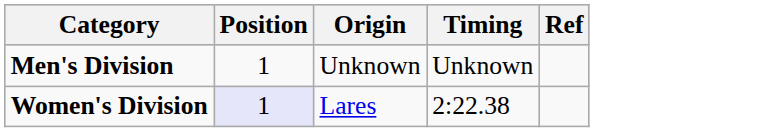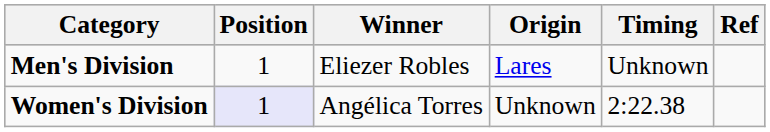+ column: (401, 24)
(370, 65) Unknown -> (523, 65) Lares
(348, 106) Lares -> (545, 106) Unknown
